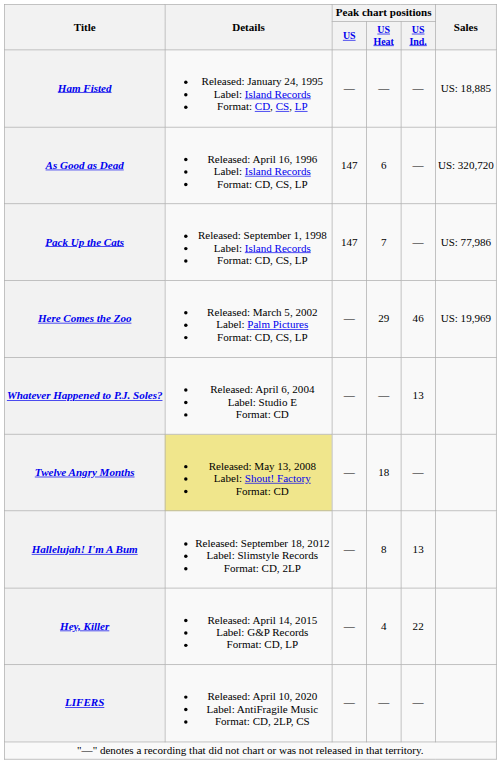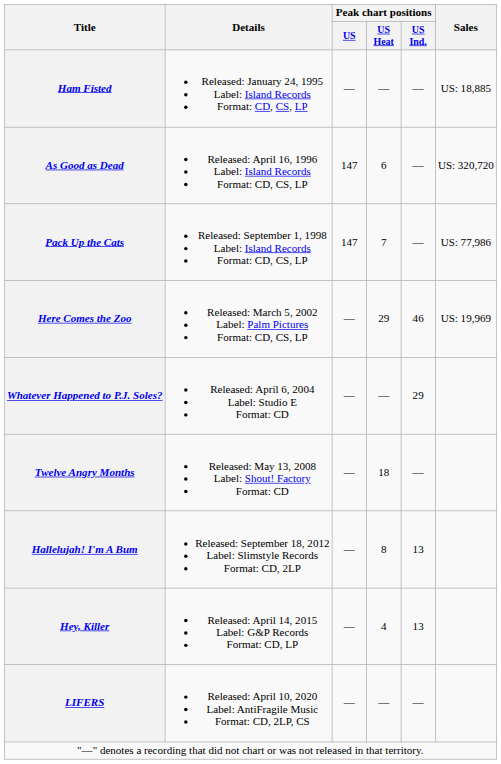(418, 395) 13 -> (418, 395) 29
(249, 479) khaki background -> (249, 479) no background
(418, 626) 22 -> (418, 626) 13
